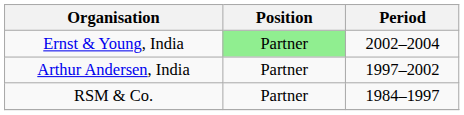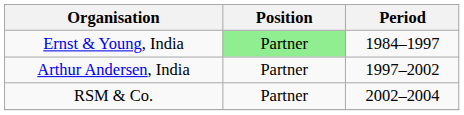(403, 43) 2002–2004 -> (403, 43) 1984–1997
(403, 95) 1984–1997 -> (403, 95) 2002–2004
